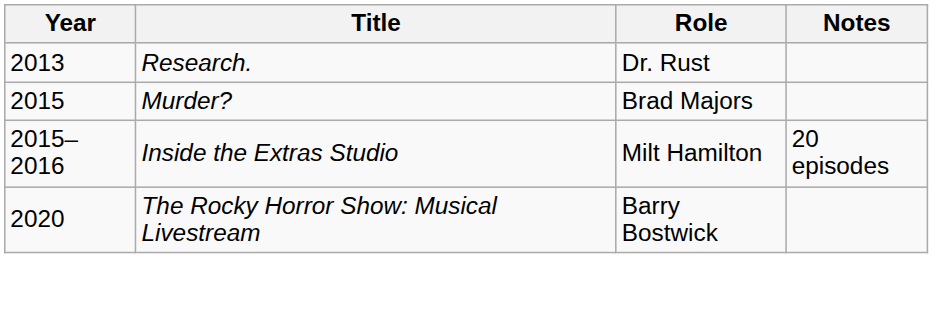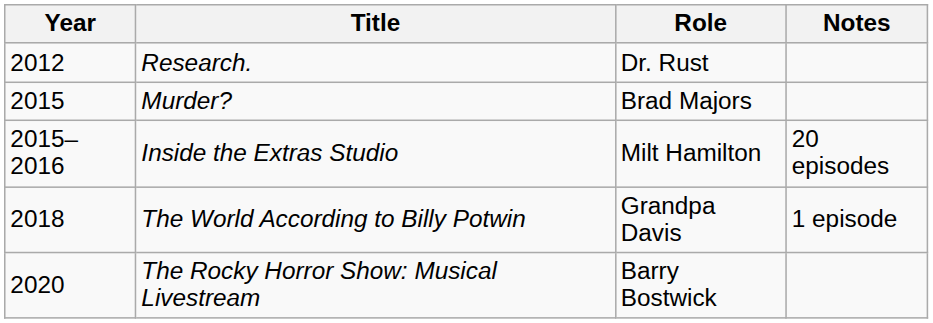(37, 62) 2013 -> (37, 62) 2012
+ row: (334, 219)
